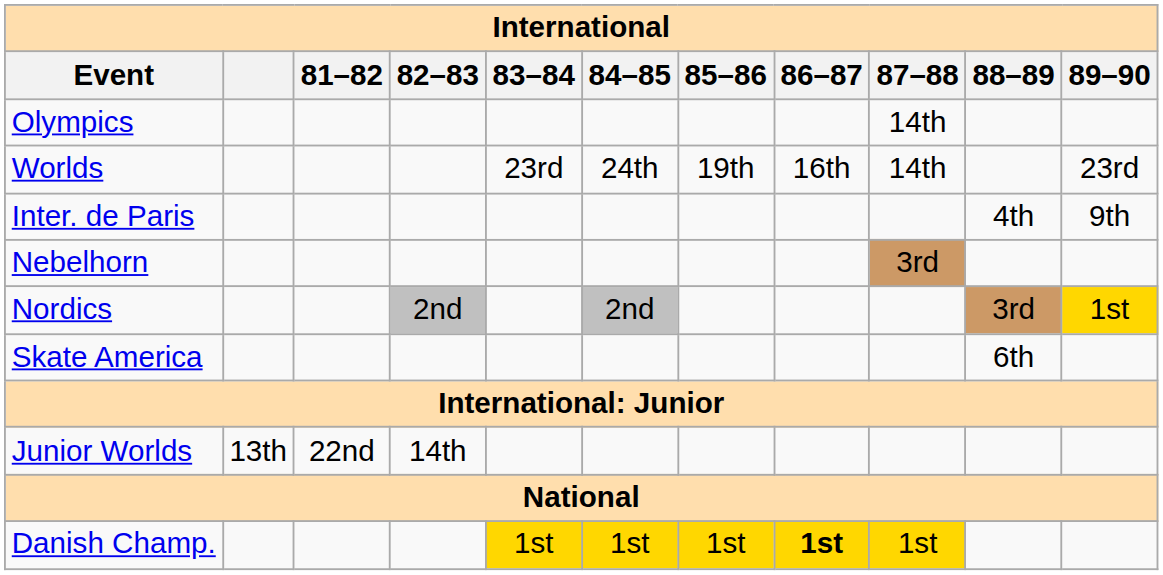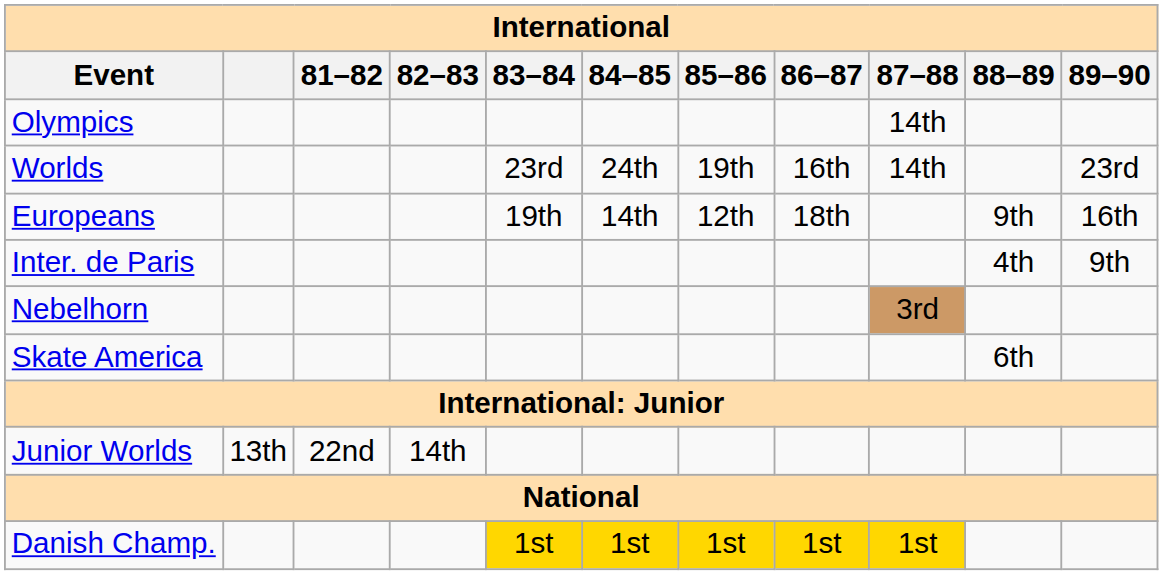+ row: (83, 215)
- row: (62, 309)
(822, 544) bold -> (822, 544) normal
